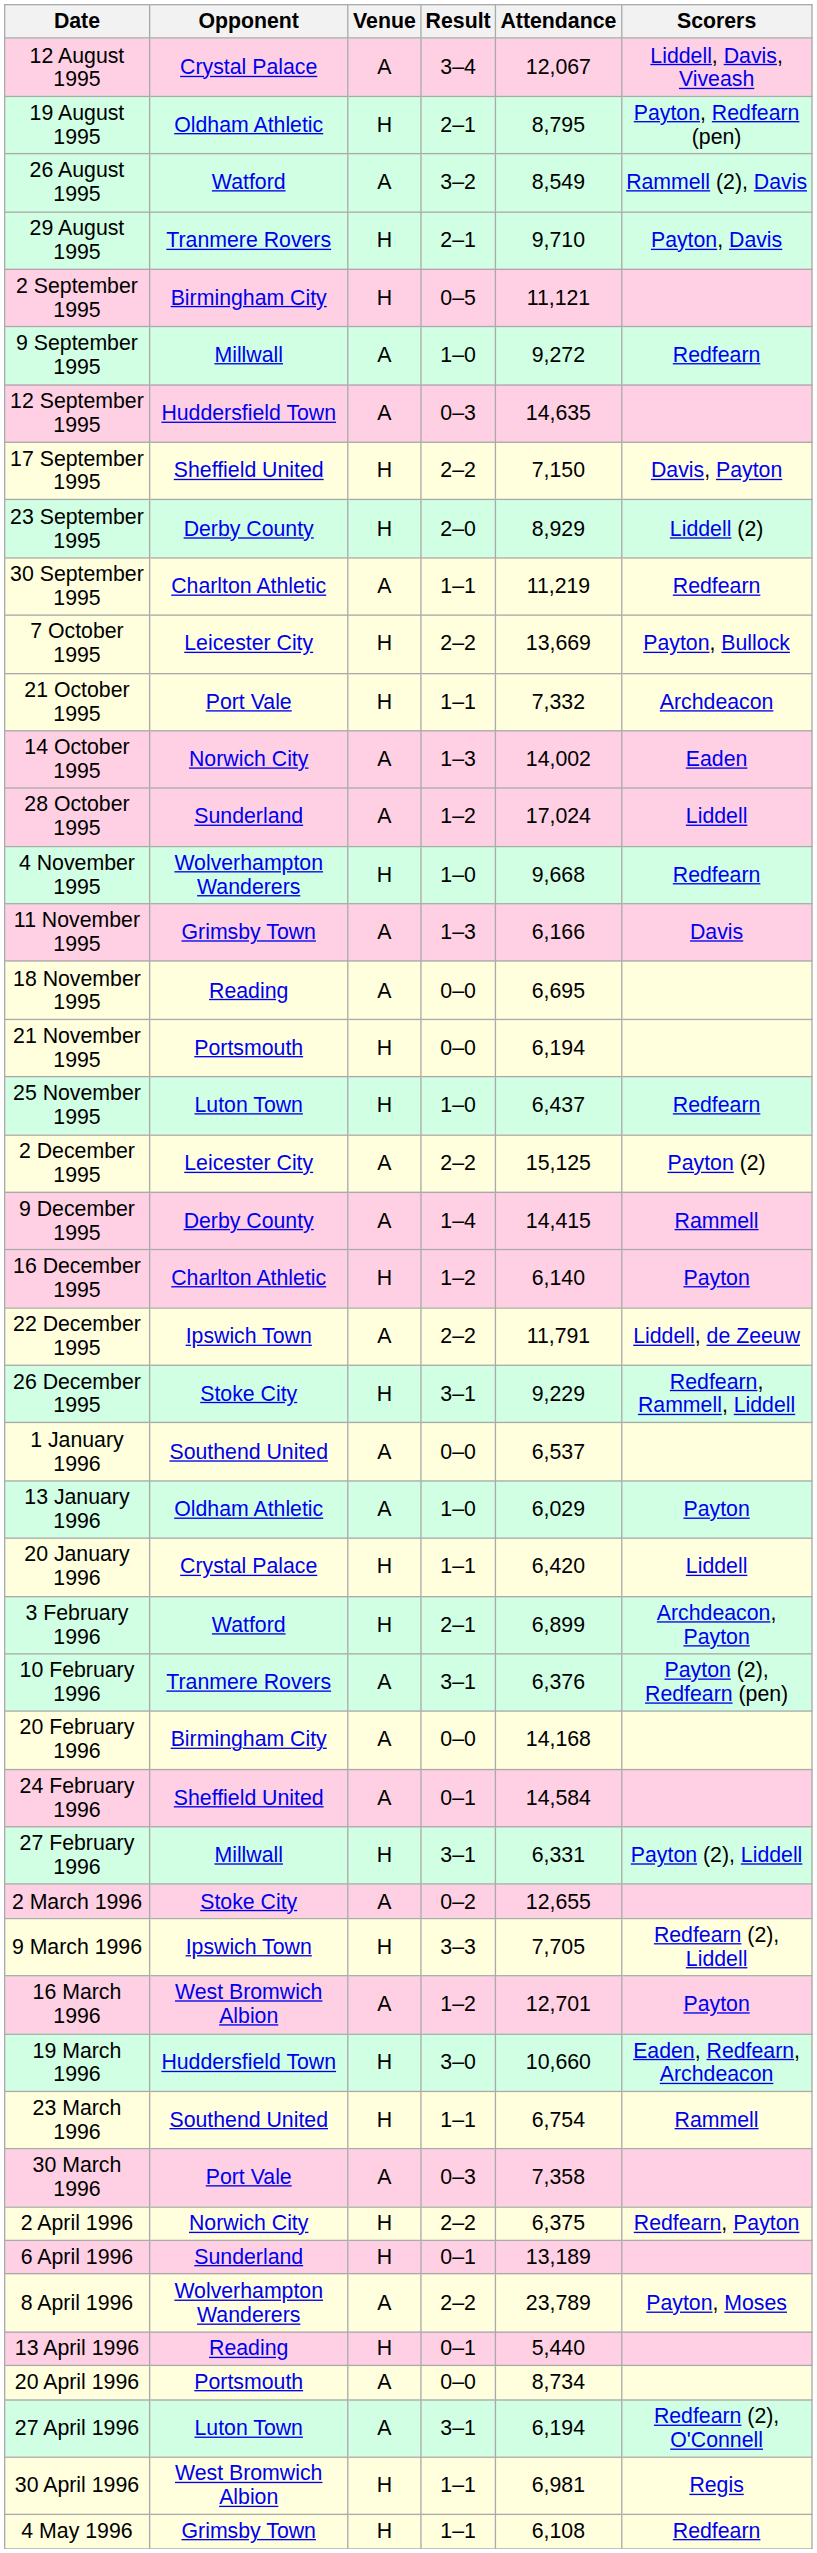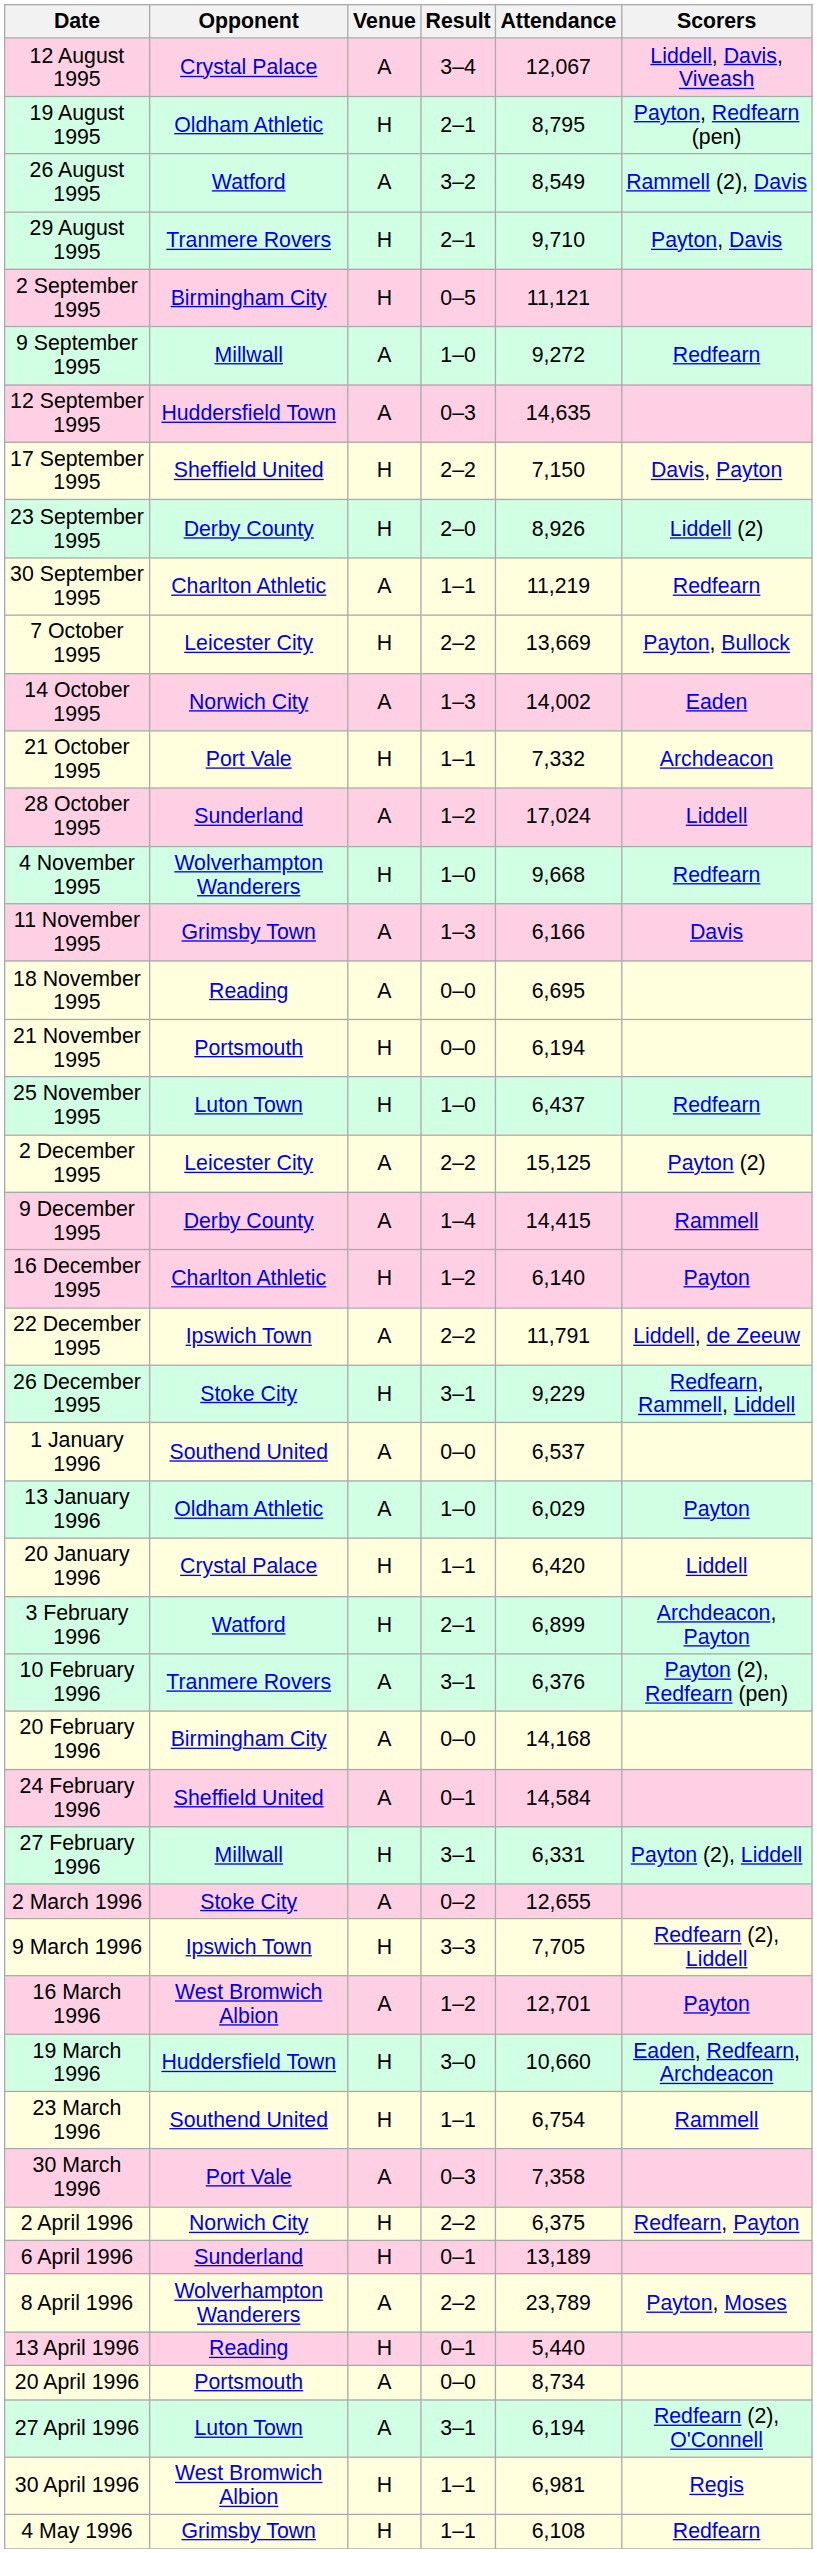(558, 528) 8,929 -> (558, 528) 8,926
rows swapped: (77, 759) <-> (77, 701)
